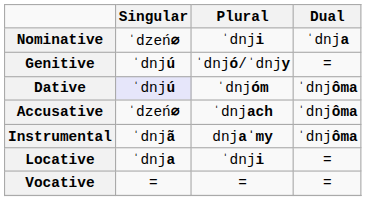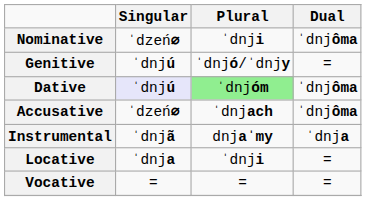(327, 40) ˈdnja -> (327, 40) ˈdnjôma
(243, 88) no background -> (243, 88) lightgreen background
(327, 136) ˈdnjôma -> (327, 136) ˈdnja
